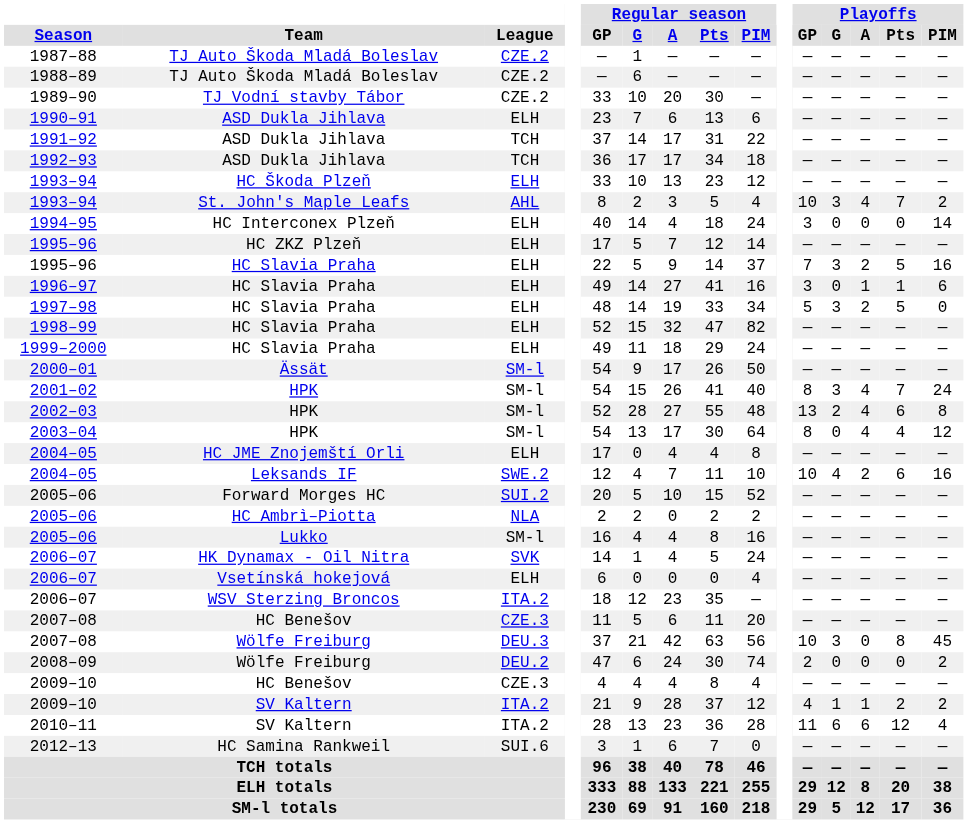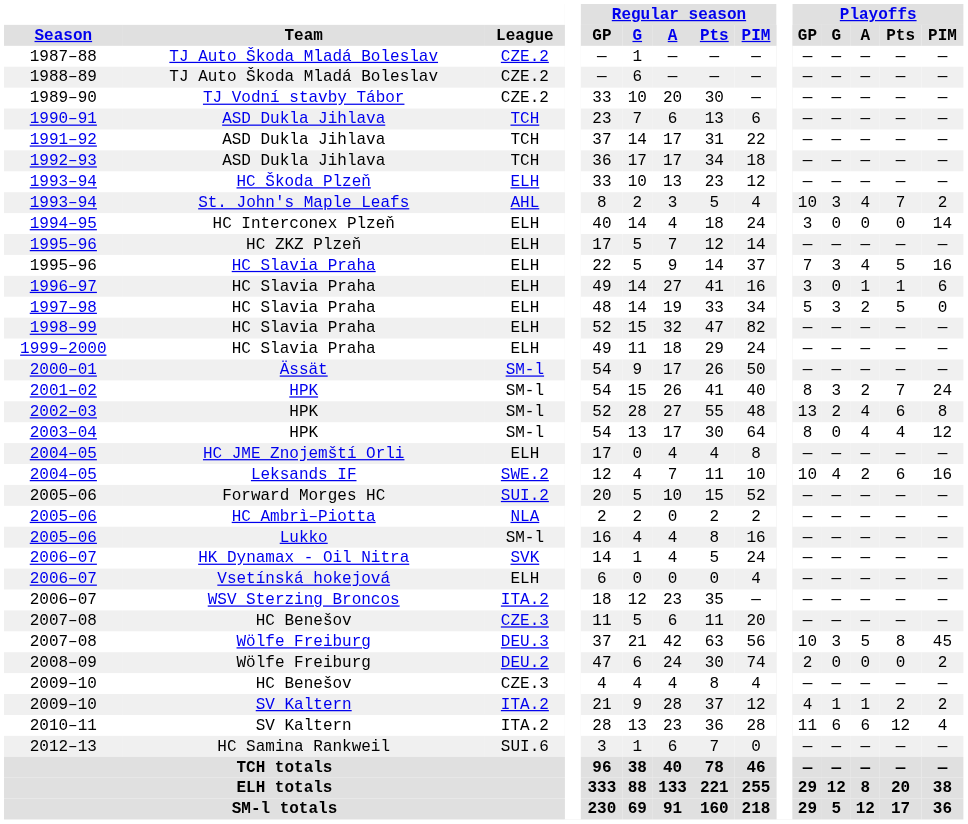(525, 119) ELH -> (525, 119) TCH
(865, 265) 2 -> (865, 265) 4
(865, 391) 4 -> (865, 391) 2
(865, 642) 0 -> (865, 642) 5
